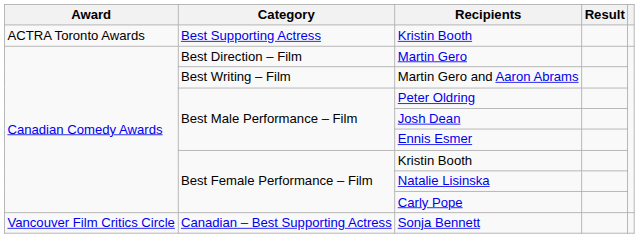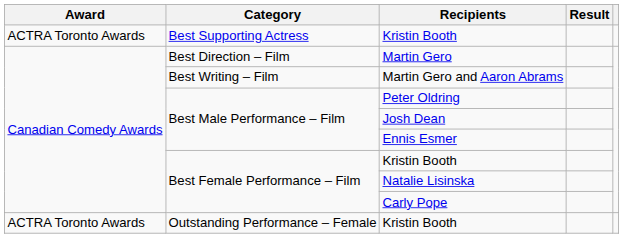- row: (286, 222)
+ row: (273, 222)
